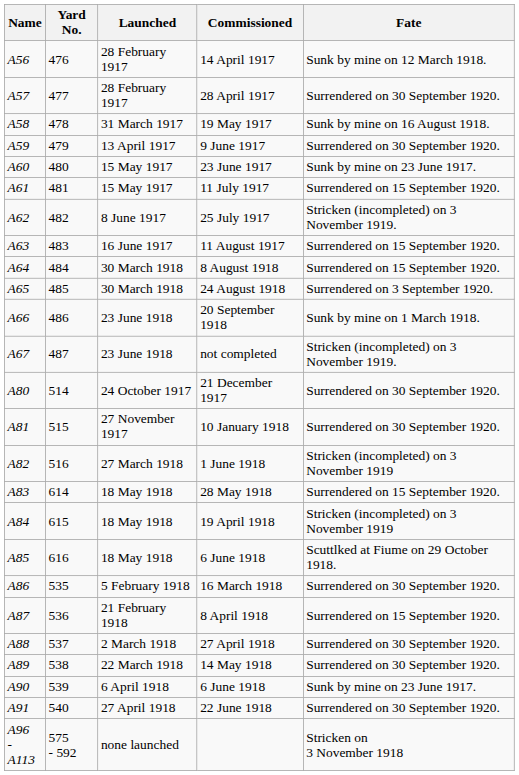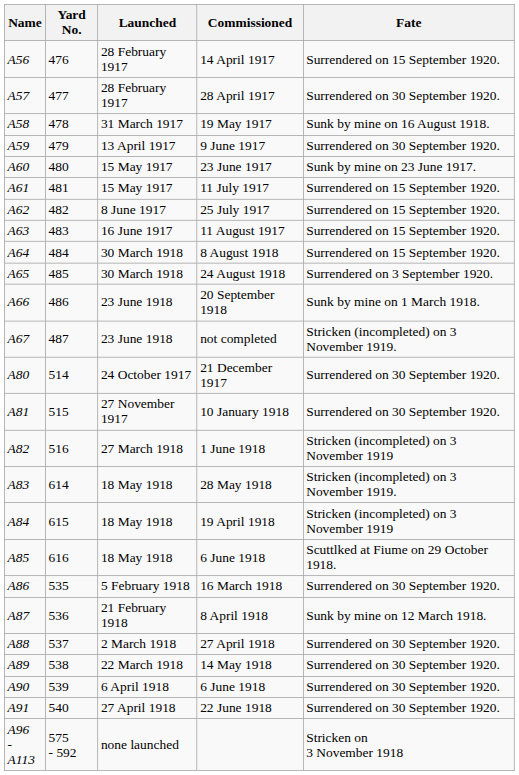(396, 59) Sunk by mine on 12 March 1918. -> (403, 59) Surrendered on 15 September 1920.
(381, 217) Stricken (incompleted) on 3 November 1919. -> (403, 209) Surrendered on 15 September 1920.
(403, 492) Surrendered on 15 September 1920. -> (381, 484) Stricken (incompleted) on 3 November 1919.
(403, 615) Surrendered on 15 September 1920. -> (396, 615) Sunk by mine on 12 March 1918.
(391, 686) Sunk by mine on 23 June 1917. -> (403, 686) Surrendered on 30 September 1920.
